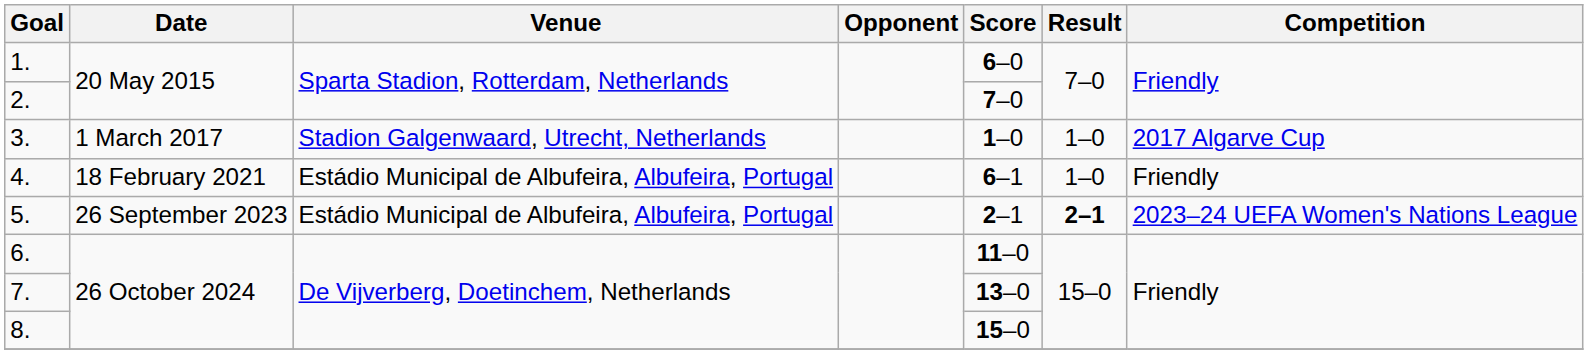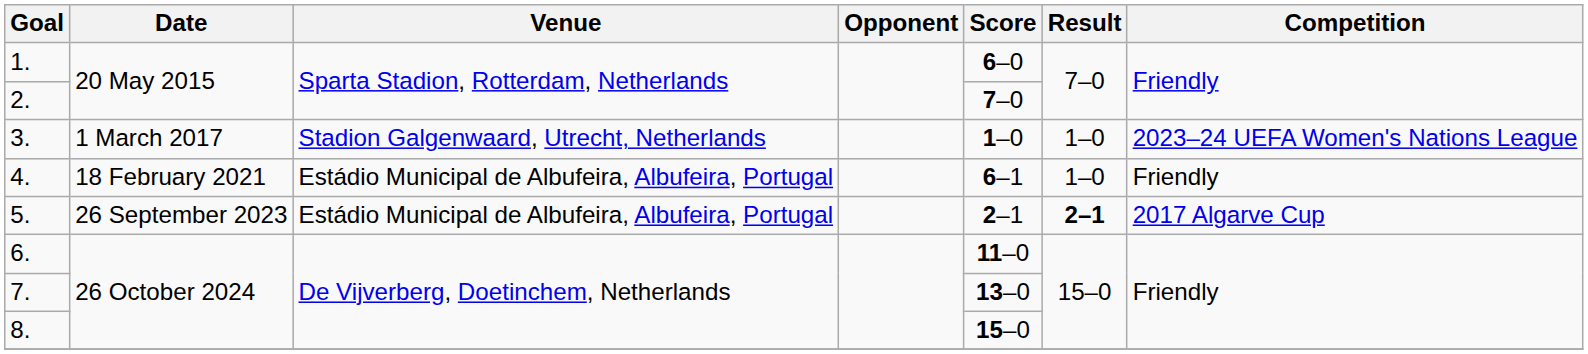(1229, 138) 2017 Algarve Cup -> (1355, 138) 2023–24 UEFA Women's Nations League
(1355, 215) 2023–24 UEFA Women's Nations League -> (1229, 215) 2017 Algarve Cup
